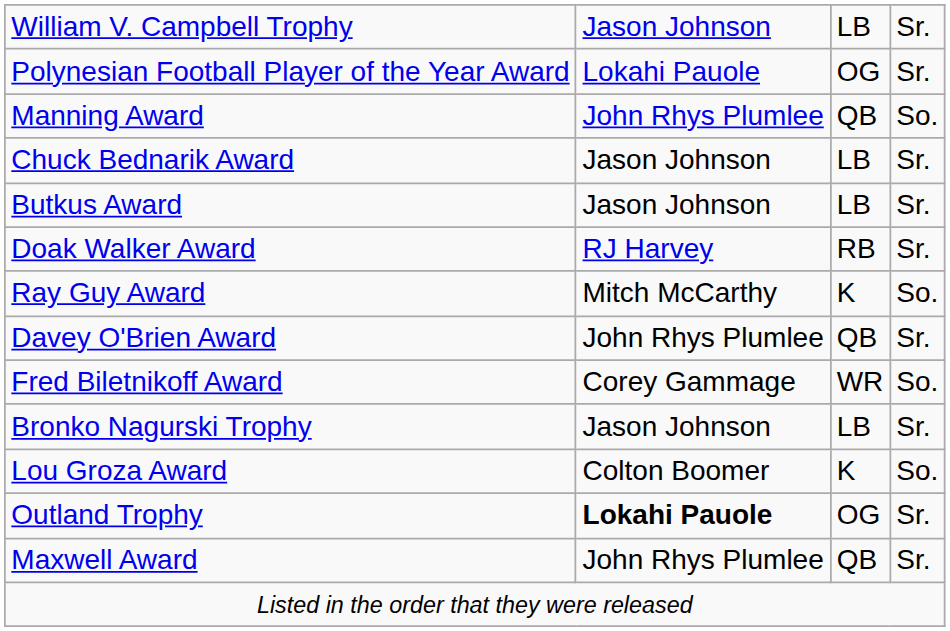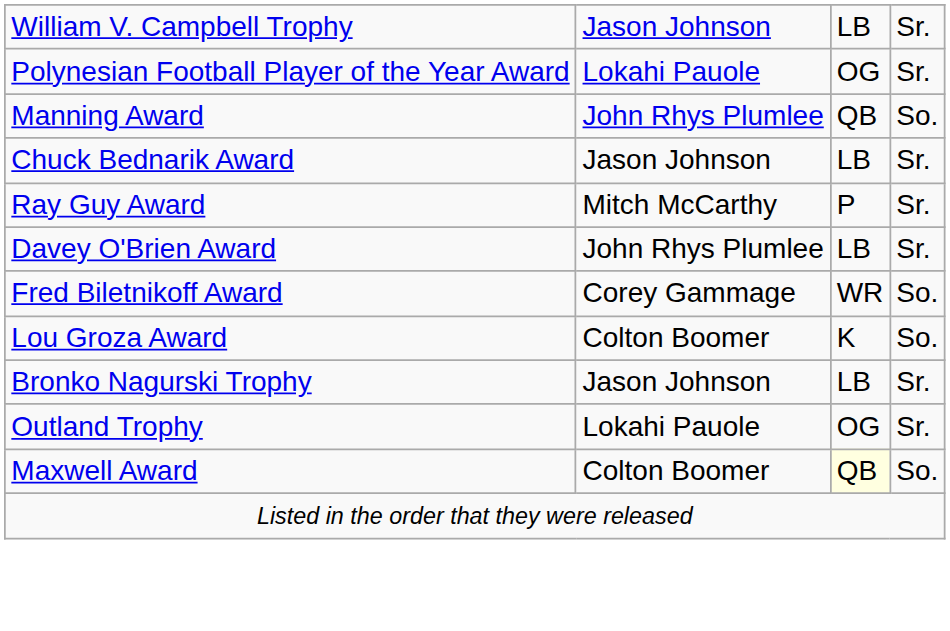- row: (97, 204)
- row: (133, 248)
(846, 293) K -> (846, 204) P
(917, 293) So. -> (913, 204) Sr.
(857, 337) QB -> (854, 248) LB
rows swapped: (119, 470) <-> (162, 426)
(677, 515) bold -> (671, 426) normal
(703, 559) John Rhys Plumlee -> (676, 470) Colton Boomer
(857, 559) no background -> (857, 470) lightyellow background
(913, 559) Sr. -> (917, 470) So.
